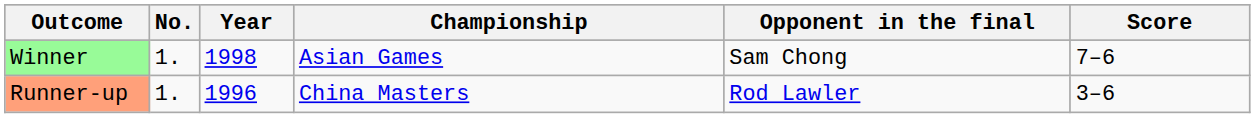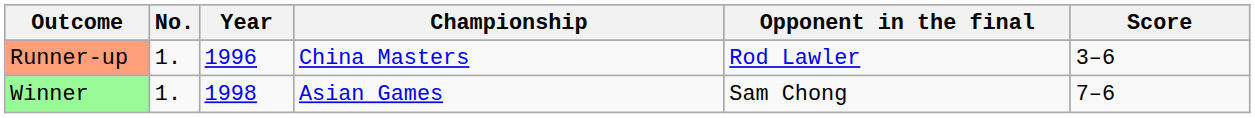rows swapped: (69, 94) <-> (49, 58)
